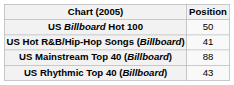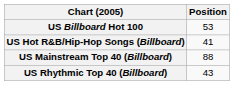(208, 27) 50 -> (208, 27) 53
